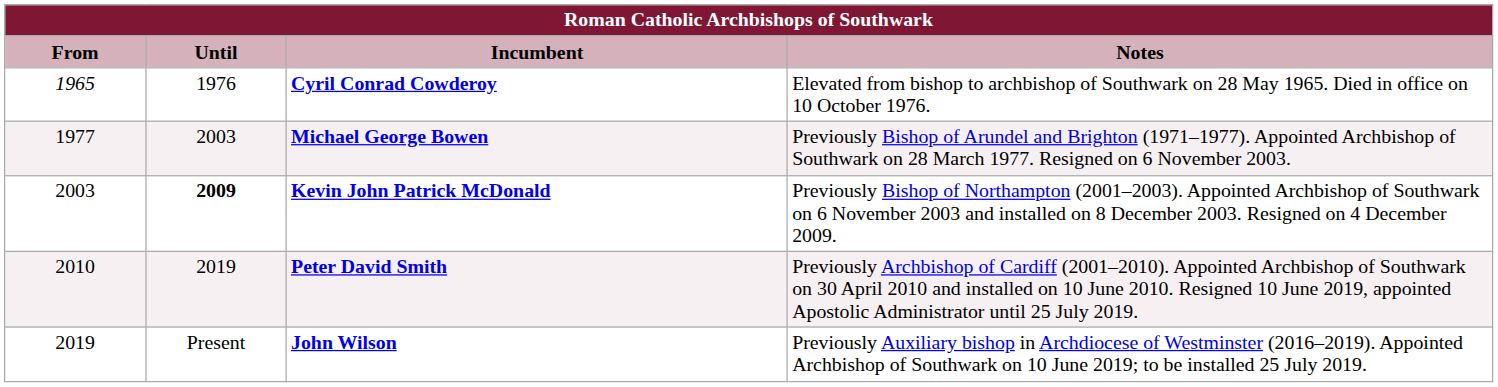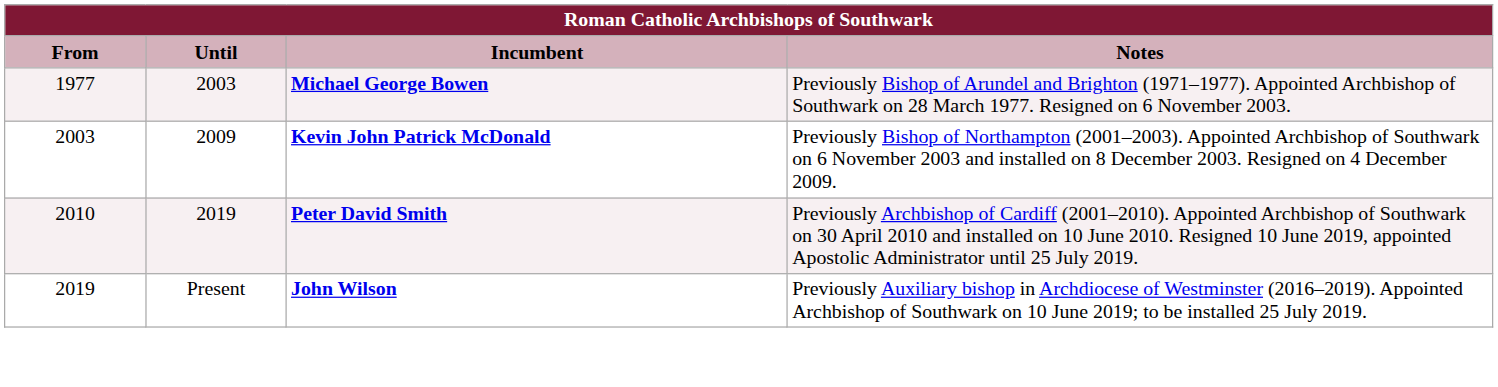- row: (394, 83)
(216, 190) bold -> (216, 136) normal
